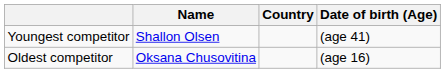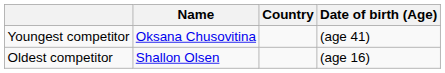(178, 36) Shallon Olsen -> (196, 36) Oksana Chusovitina
(196, 57) Oksana Chusovitina -> (178, 57) Shallon Olsen
